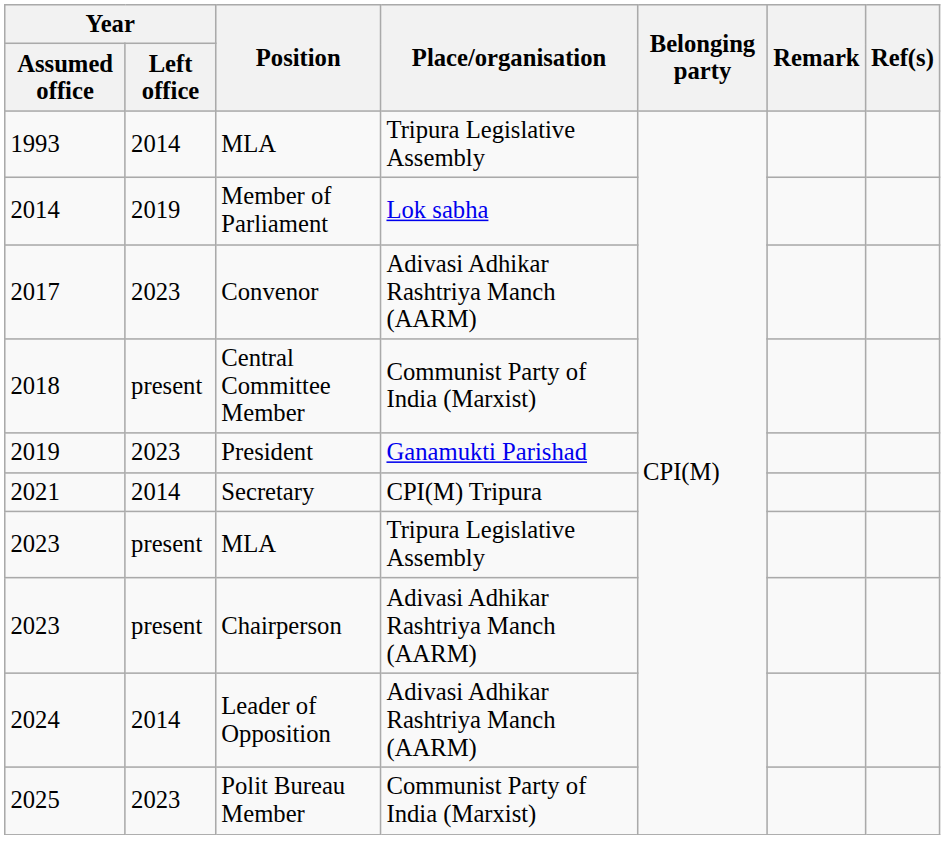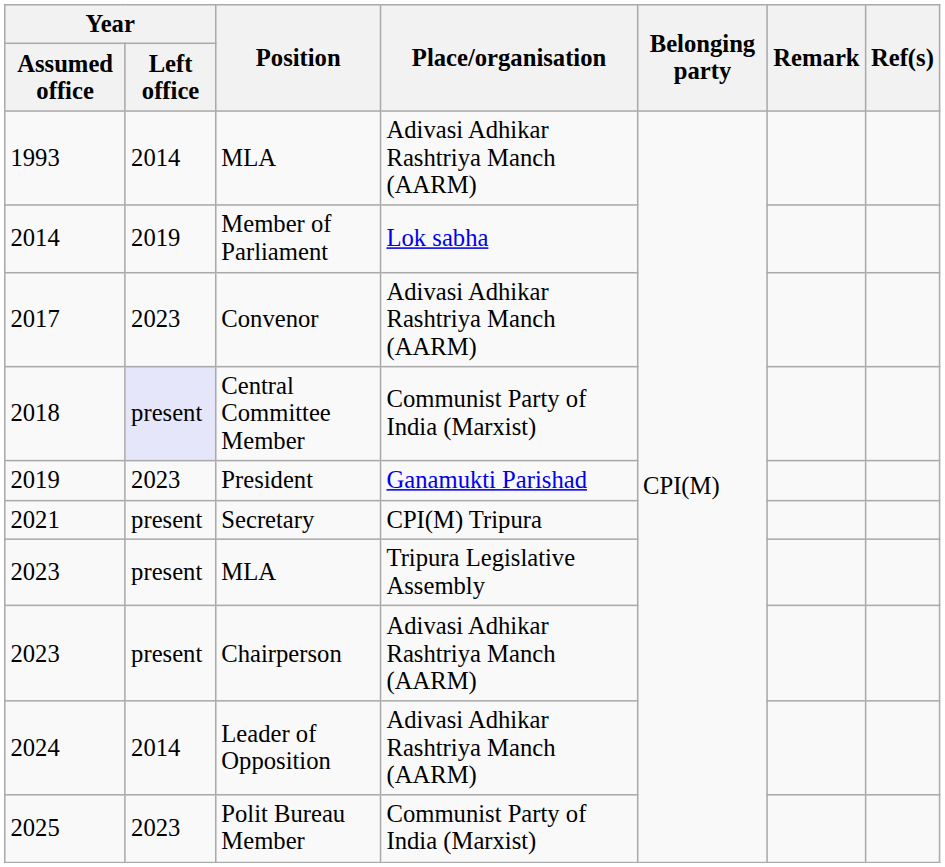(481, 143) Tripura Legislative Assembly -> (471, 157) Adivasi Adhikar Rashtriya Manch (AARM)
(167, 385) no background -> (167, 413) lavender background
(156, 491) 2014 -> (167, 519) present
